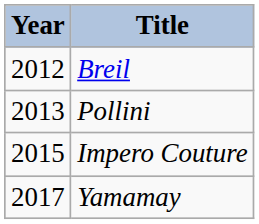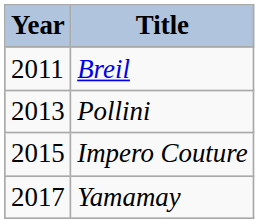(38, 68) 2012 -> (37, 68) 2011
